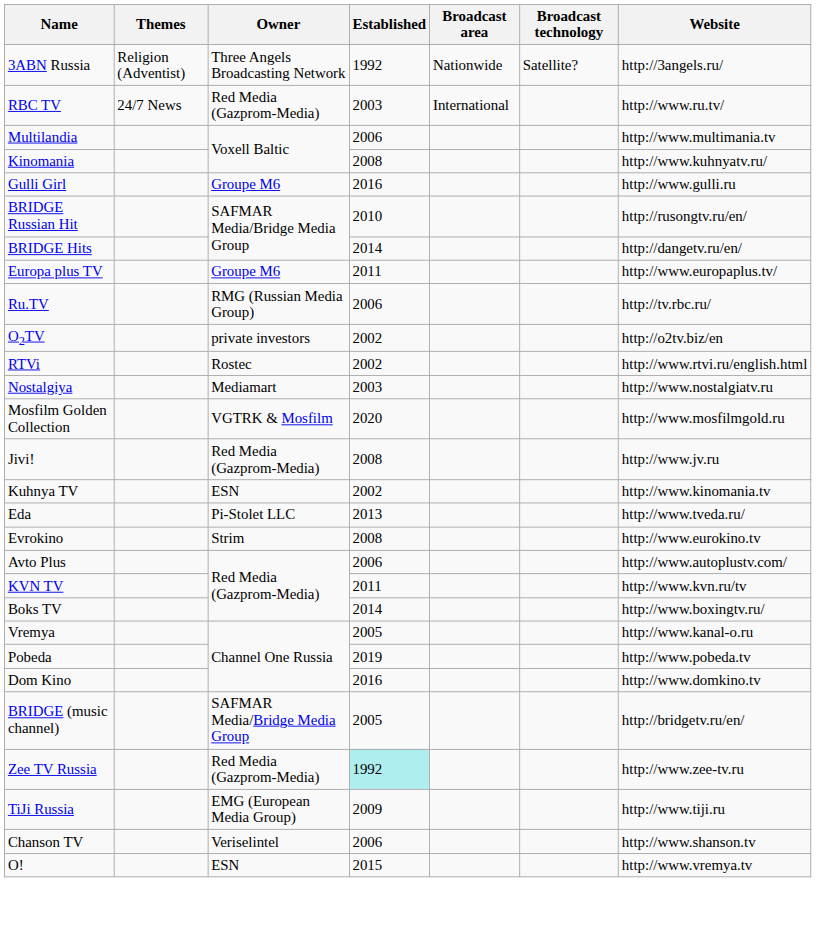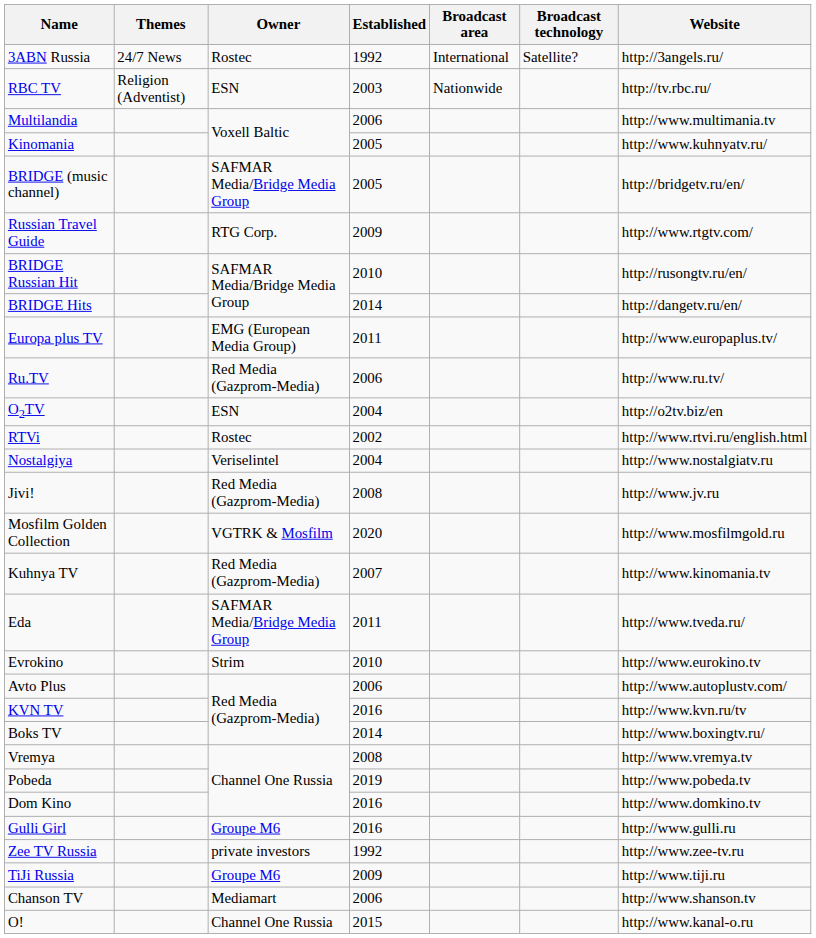(151, 65) Religion (Adventist) -> (149, 56) 24/7 News
(278, 65) Three Angels Broadcasting Network -> (231, 56) Rostec
(468, 65) Nationwide -> (471, 56) International
(149, 105) 24/7 News -> (151, 88) Religion (Adventist)
(265, 105) Red Media (Gazprom-Media) -> (225, 88) ESN
(471, 105) International -> (468, 88) Nationwide
(673, 105) http://www.ru.tv/ -> (666, 88) http://tv.rbc.ru/
(367, 160) 2008 -> (367, 144) 2005
rows swapped: (58, 720) <-> (37, 184)
+ row: (52, 233)
(246, 272) Groupe M6 -> (261, 337) EMG (European Media Group)
(277, 304) RMG (Russian Media Group) -> (265, 377) Red Media (Gazprom-Media)
(666, 304) http://tv.rbc.ru/ -> (673, 377) http://www.ru.tv/
(261, 337) private investors -> (225, 411) ESN
(367, 337) 2002 -> (367, 411) 2004
(244, 387) Mediamart -> (245, 460) Veriselintel
(367, 387) 2003 -> (367, 460) 2004
rows swapped: (21, 459) <-> (57, 419)
(225, 491) ESN -> (265, 573) Red Media (Gazprom-Media)
(367, 491) 2002 -> (367, 573) 2007
(253, 514) Pi-Stolet LLC -> (273, 622) SAFMAR Media/Bridge Media Group
(367, 514) 2013 -> (367, 622) 2011
(367, 538) 2008 -> (367, 662) 2010
(367, 585) 2011 -> (367, 709) 2016
(367, 632) 2005 -> (367, 756) 2008
(687, 632) http://www.kanal-o.ru -> (687, 756) http://www.vremya.tv
(265, 769) Red Media (Gazprom-Media) -> (261, 851) private investors
(367, 769) paleturquoise background -> (367, 851) no background
(261, 809) EMG (European Media Group) -> (246, 874) Groupe M6
(245, 841) Veriselintel -> (244, 898) Mediamart
(225, 865) ESN -> (272, 922) Channel One Russia
(687, 865) http://www.vremya.tv -> (687, 922) http://www.kanal-o.ru
